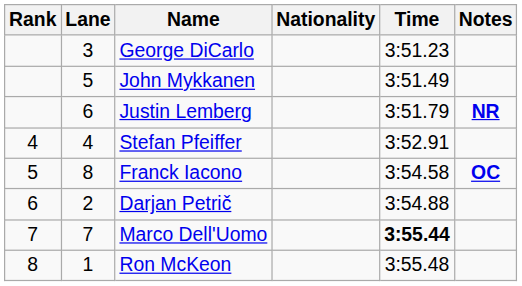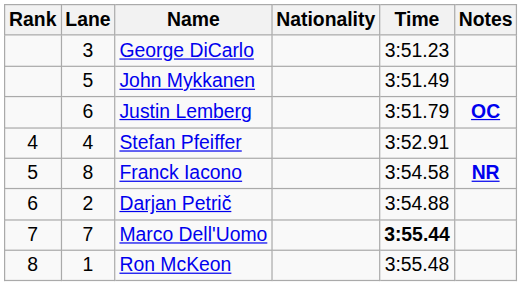(486, 111) NR -> (486, 111) OC
(486, 173) OC -> (486, 173) NR
